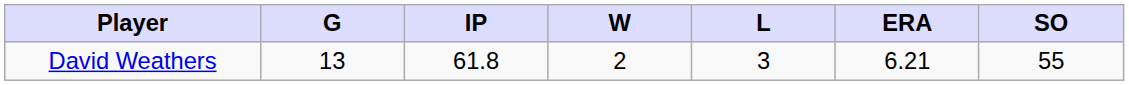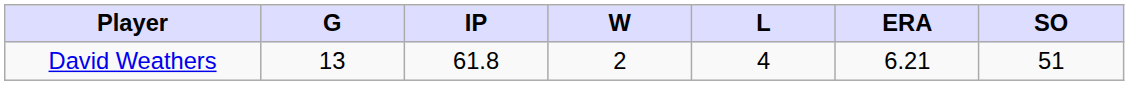(764, 60) 3 -> (764, 60) 4
(1051, 60) 55 -> (1051, 60) 51
